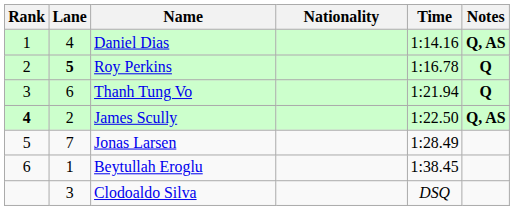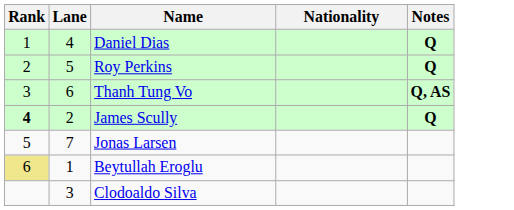- column: (435, 17)
(486, 42) Q, AS -> (430, 42) Q
(70, 67) bold -> (70, 67) normal
(486, 92) Q -> (430, 92) Q, AS
(486, 117) Q, AS -> (430, 117) Q
(27, 167) no background -> (27, 167) khaki background
